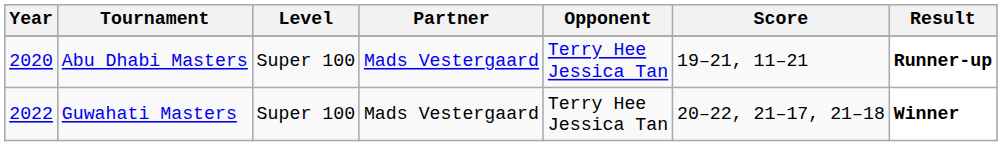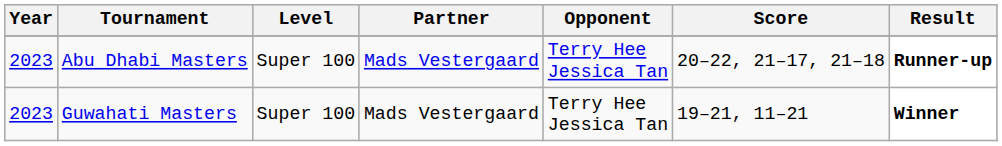(31, 61) 2020 -> (31, 61) 2023
(743, 61) 19–21, 11–21 -> (781, 61) 20–22, 21–17, 21–18
(31, 114) 2022 -> (31, 114) 2023
(781, 114) 20–22, 21–17, 21–18 -> (743, 114) 19–21, 11–21
